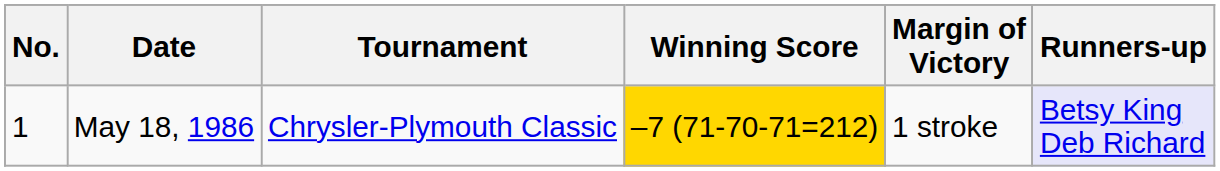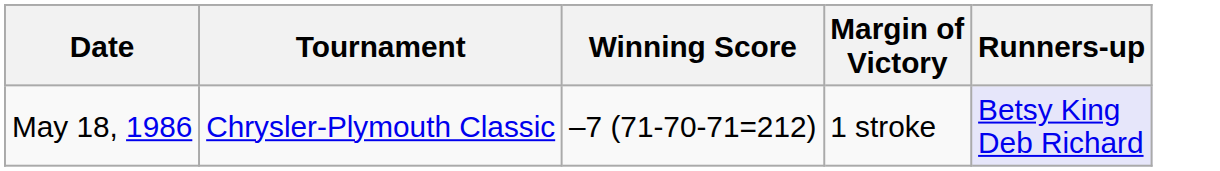- column: (36, 45)
(755, 126) gold background -> (693, 126) no background
